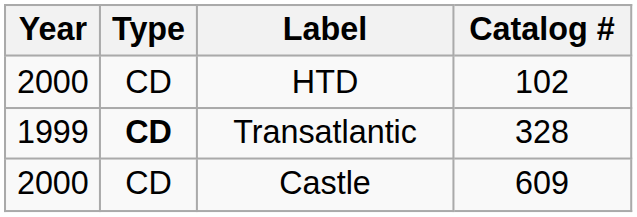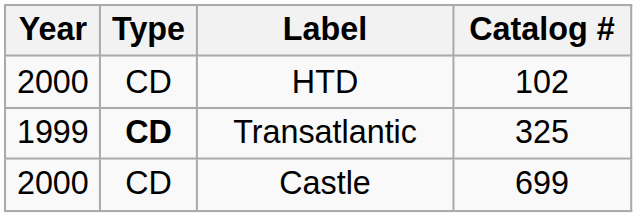(542, 132) 328 -> (542, 132) 325
(542, 183) 609 -> (542, 183) 699
